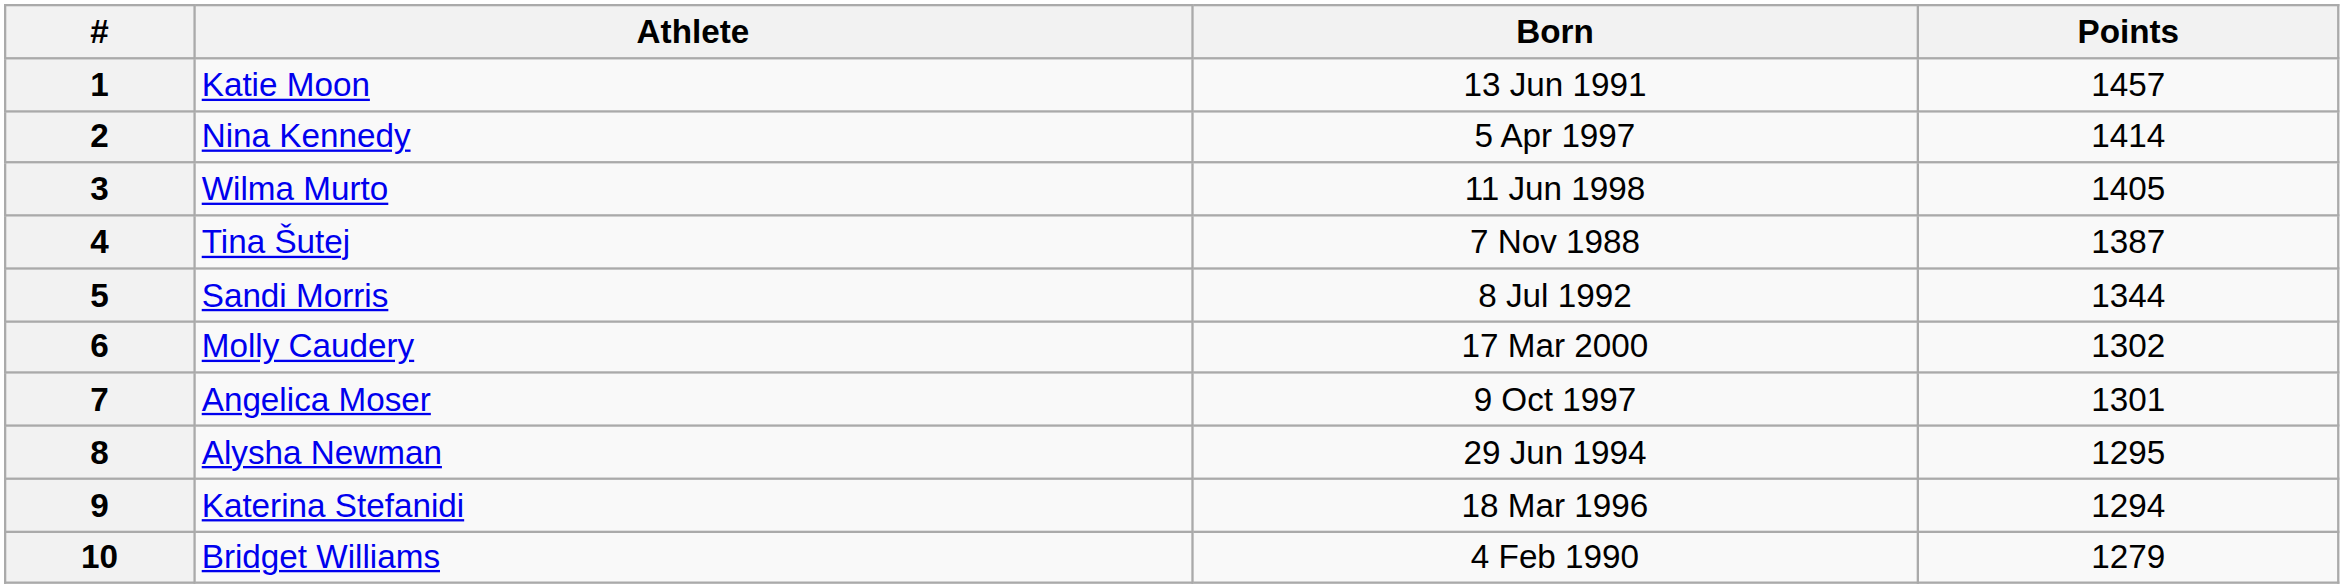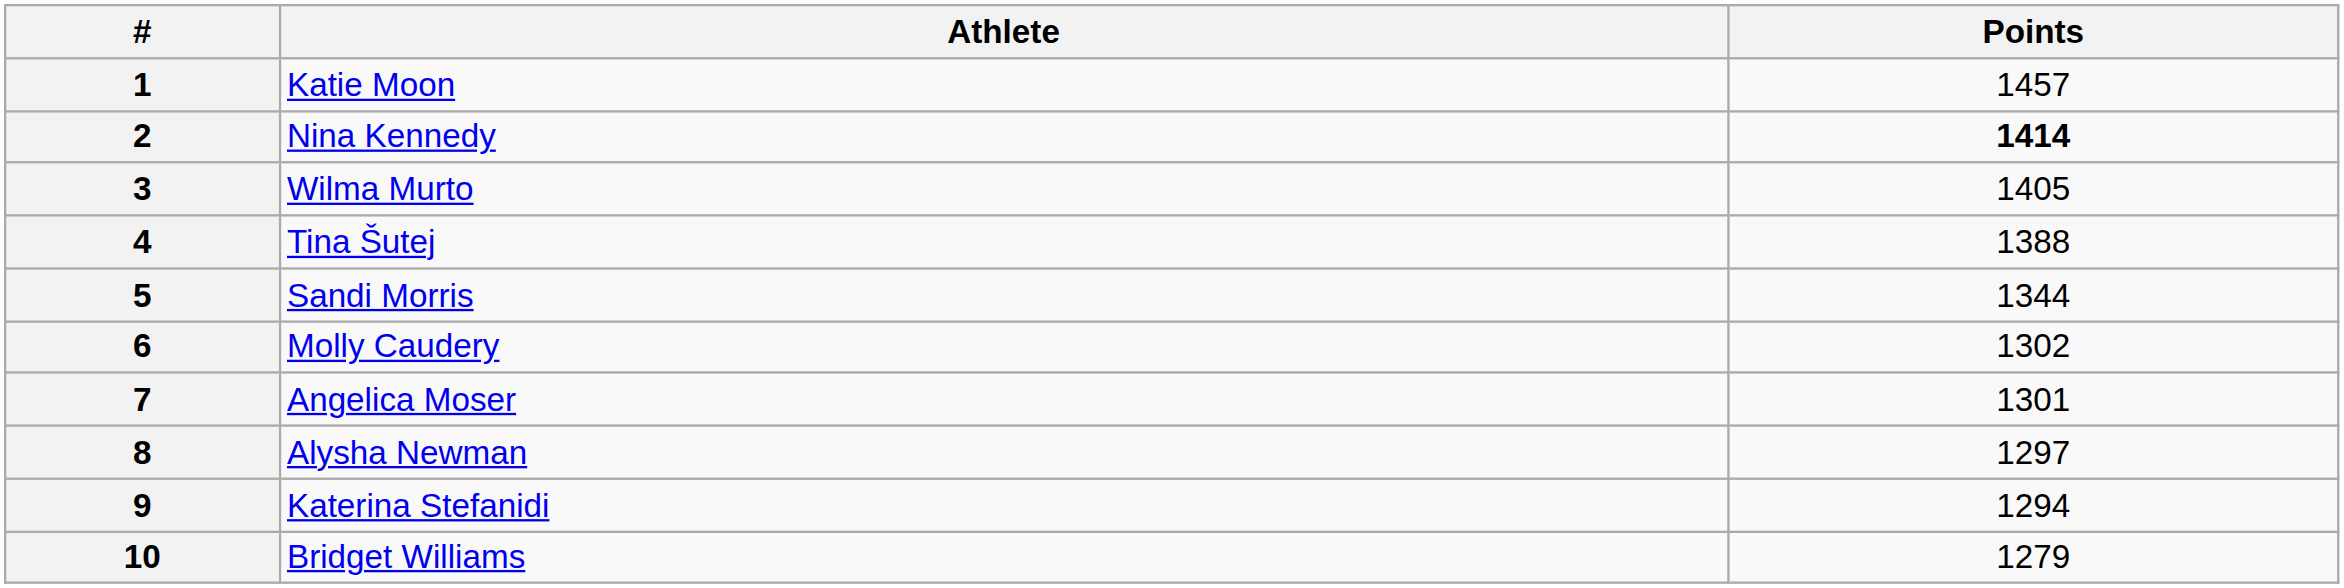- column: (1555, 32)
(2128, 137) normal -> (2033, 137) bold
(2128, 242) 1387 -> (2033, 242) 1388
(2128, 452) 1295 -> (2033, 452) 1297
